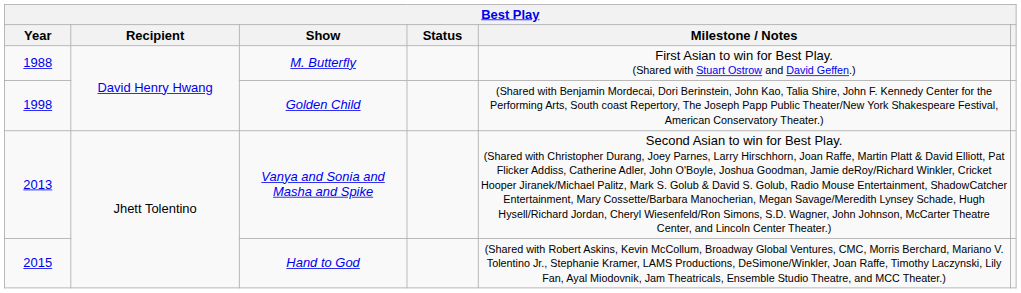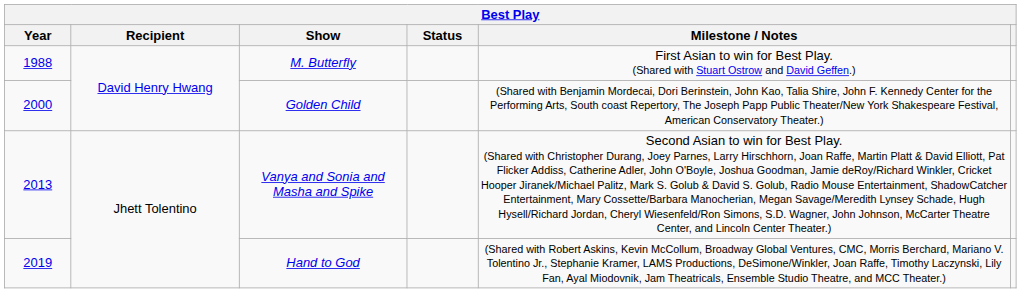(38, 105) 1998 -> (38, 105) 2000
(38, 263) 2015 -> (38, 263) 2019
